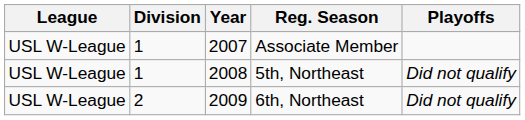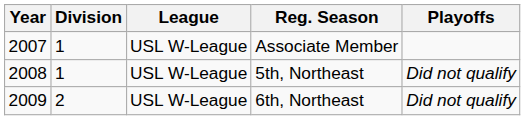columns swapped: (228, 18) <-> (67, 18)
